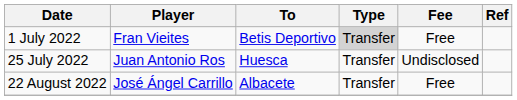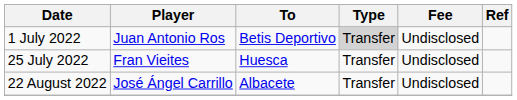(151, 38) Fran Vieites -> (169, 38) Juan Antonio Ros
(440, 38) Free -> (440, 38) Undisclosed
(169, 60) Juan Antonio Ros -> (151, 60) Fran Vieites
(440, 83) Free -> (440, 83) Undisclosed
